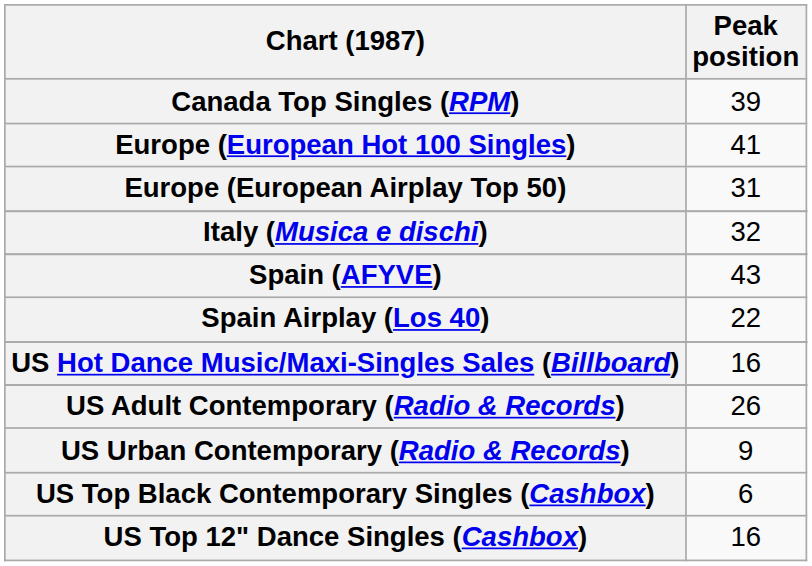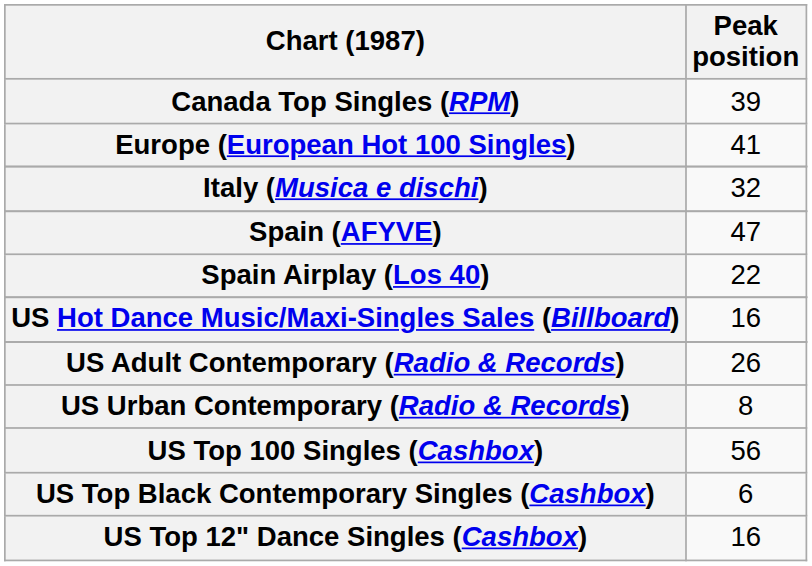- row: (345, 188)
(746, 275) 43 -> (746, 231) 47
(746, 450) 9 -> (746, 406) 8
+ row: (345, 450)
